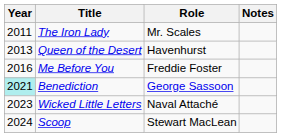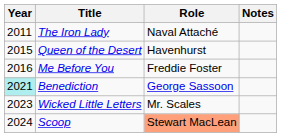(174, 31) Mr. Scales -> (183, 31) Naval Attaché
(20, 50) 2013 -> (20, 50) 2015
(183, 104) Naval Attaché -> (174, 104) Mr. Scales
(192, 123) no background -> (192, 123) lightsalmon background
